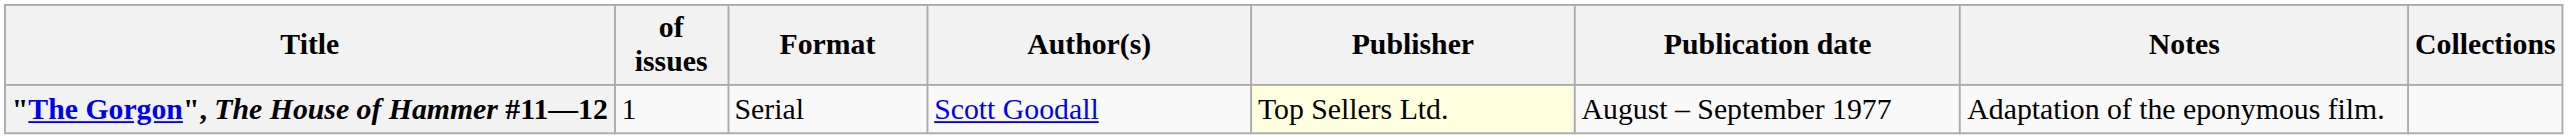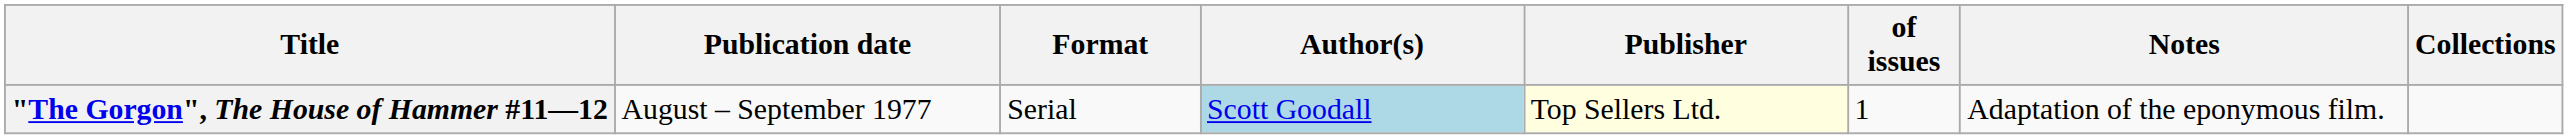columns swapped: (671, 44) <-> (1768, 44)
(1016, 108) no background -> (1289, 108) lightblue background
